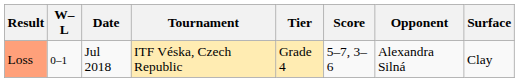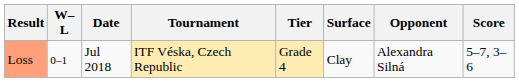columns swapped: (489, 22) <-> (349, 22)
